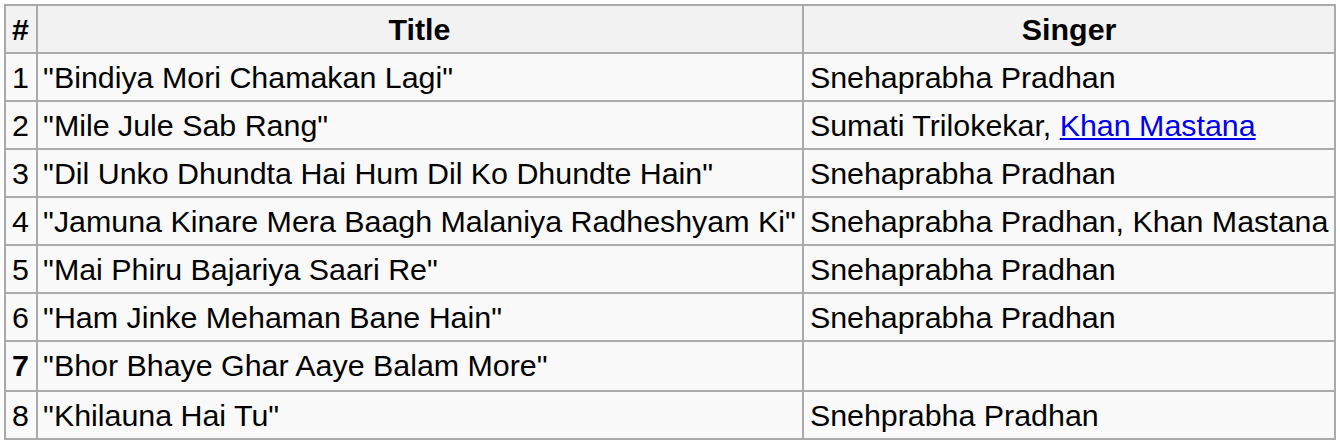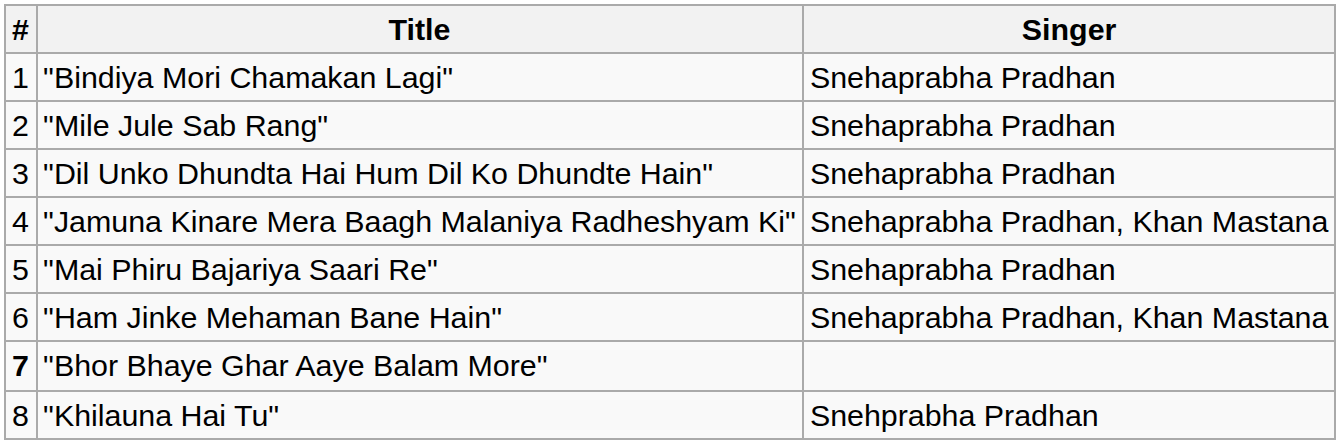(1033, 126) Sumati Trilokekar, Khan Mastana -> (963, 126) Snehaprabha Pradhan
(963, 318) Snehaprabha Pradhan -> (1069, 318) Snehaprabha Pradhan, Khan Mastana
